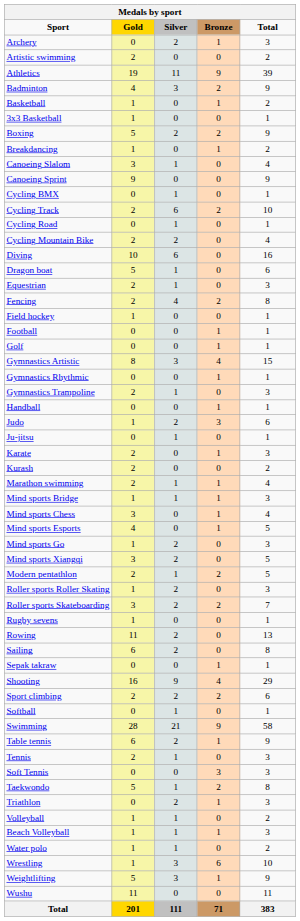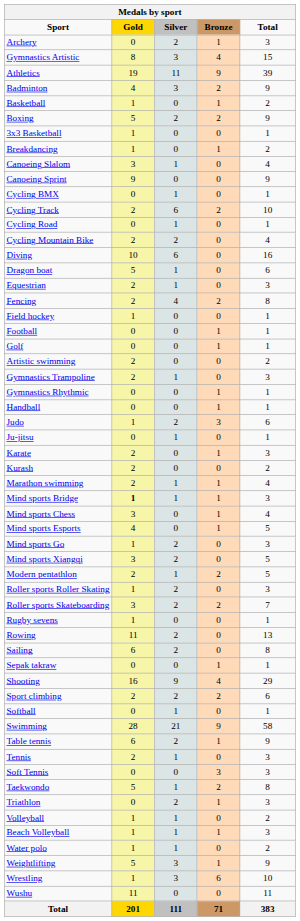rows swapped: (41, 58) <-> (43, 362)
rows swapped: (34, 118) <-> (20, 134)
rows swapped: (48, 377) <-> (51, 392)
(133, 498) normal -> (133, 498) bold
rows swapped: (31, 878) <-> (24, 863)
